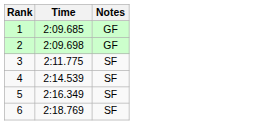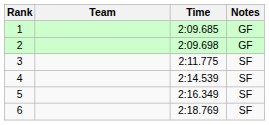+ column: (103, 12)
